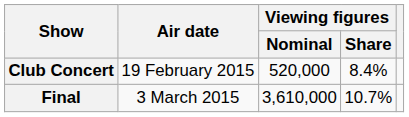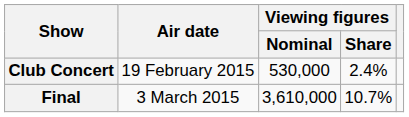(299, 71) 520,000 -> (299, 71) 530,000
(368, 71) 8.4% -> (368, 71) 2.4%
